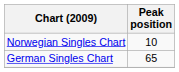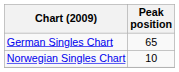rows swapped: (60, 59) <-> (66, 42)
